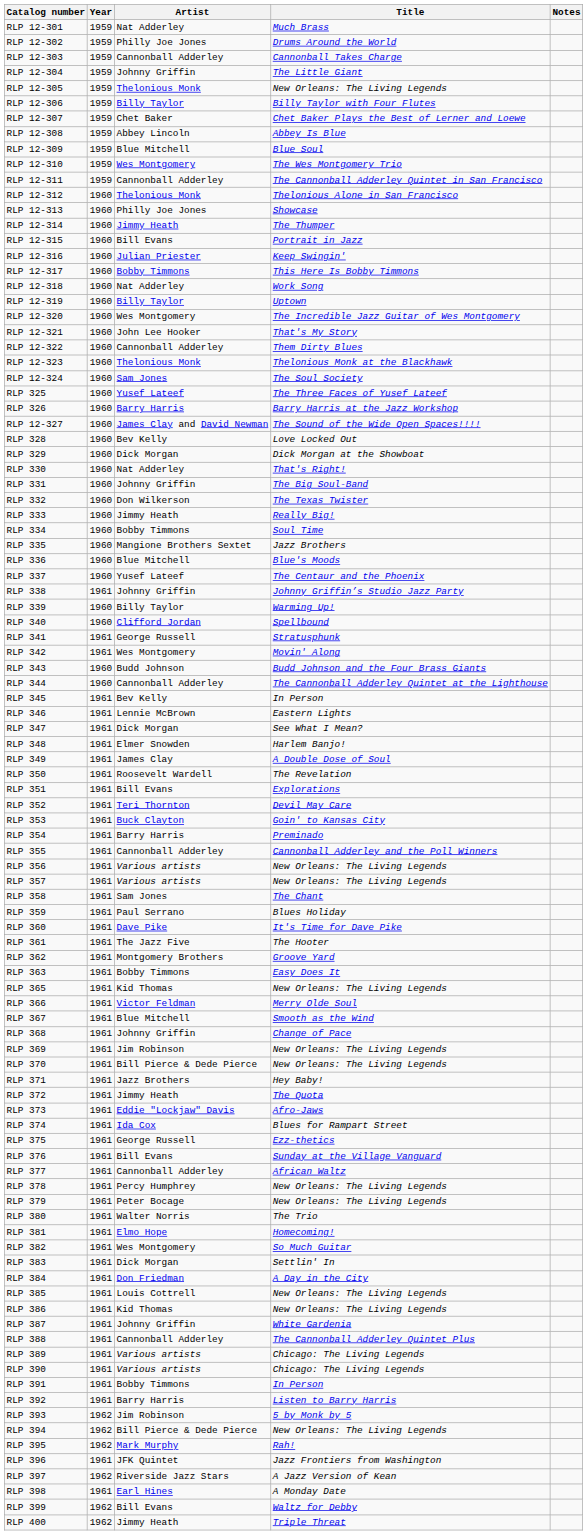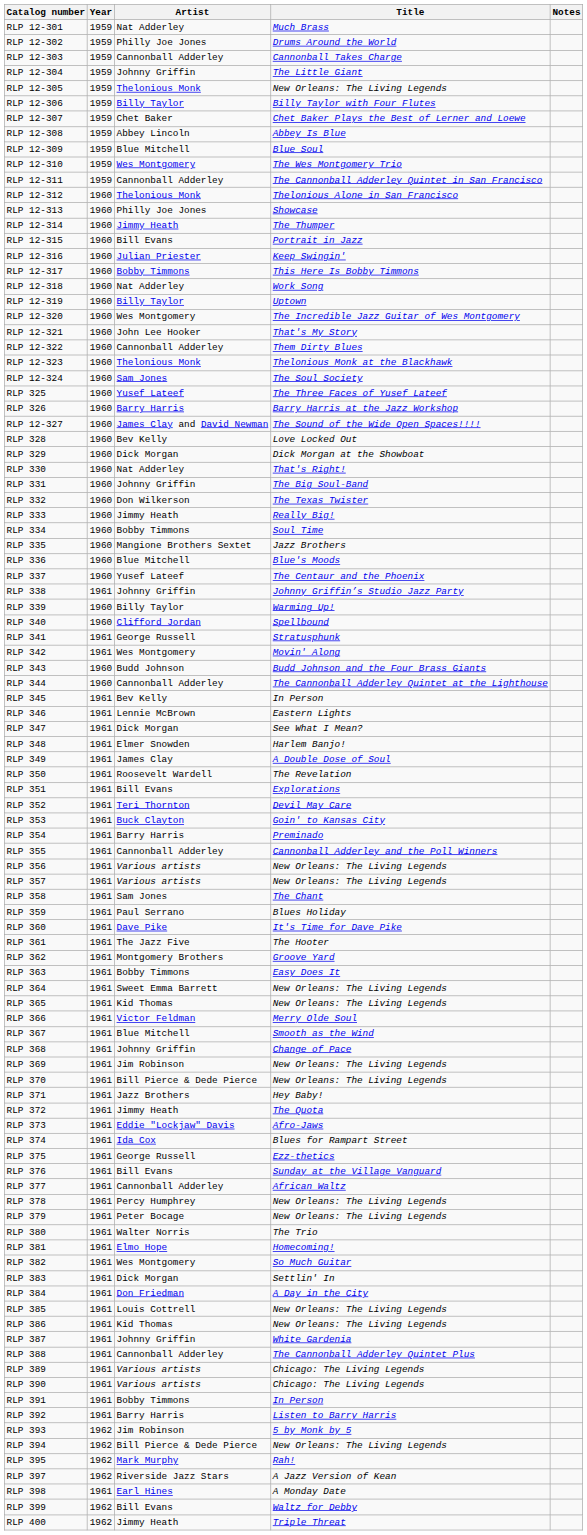+ row: (26, 988)
- row: (26, 1461)
